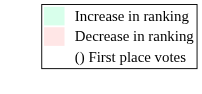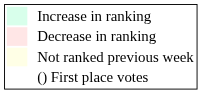+ row: (115, 57)
